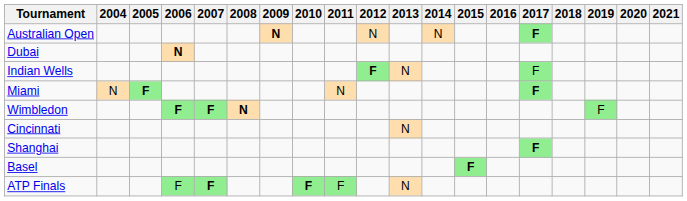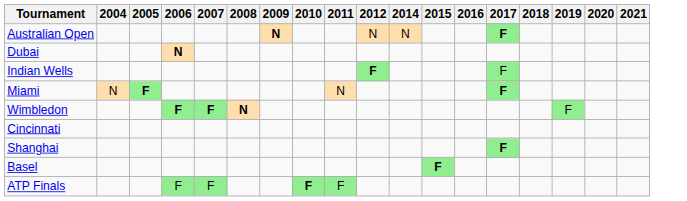- column: (405, 14)
(211, 186) bold -> (211, 186) normal
